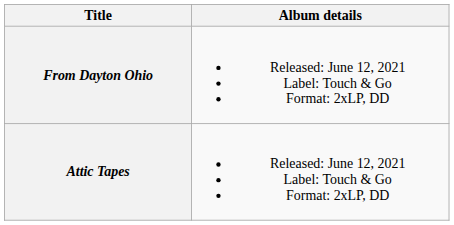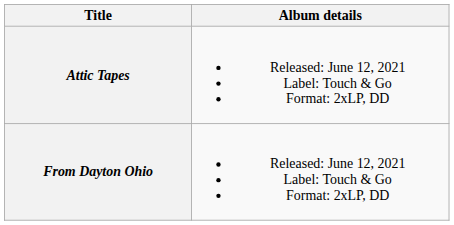rows swapped: (98, 171) <-> (98, 75)
